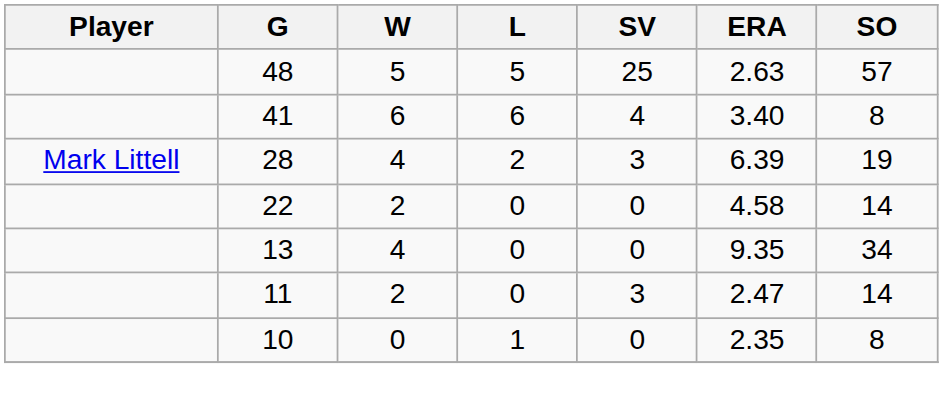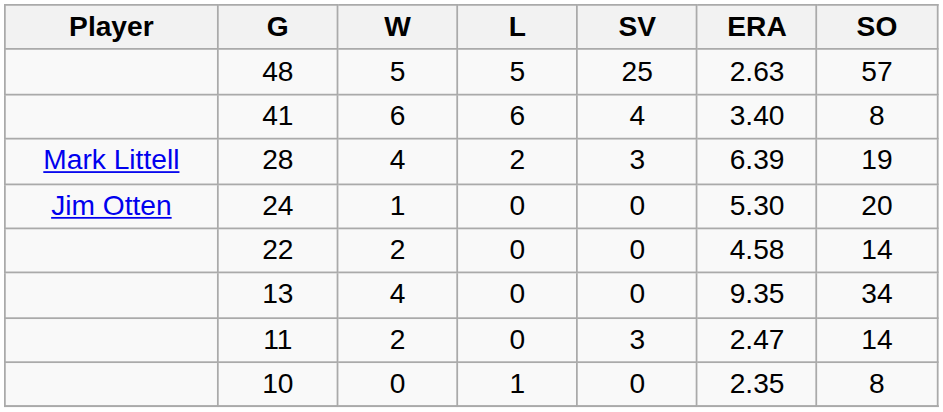+ row: (278, 205)
